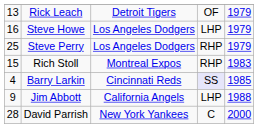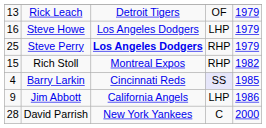(144, 47) normal -> (148, 47) bold
(239, 64) 1983 -> (247, 64) 1982
(239, 98) 1988 -> (247, 98) 1986
